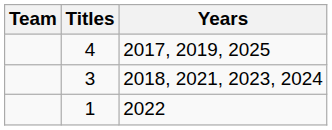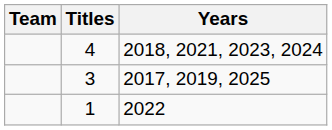(197, 49) 2017, 2019, 2025 -> (223, 49) 2018, 2021, 2023, 2024
(223, 79) 2018, 2021, 2023, 2024 -> (197, 79) 2017, 2019, 2025
